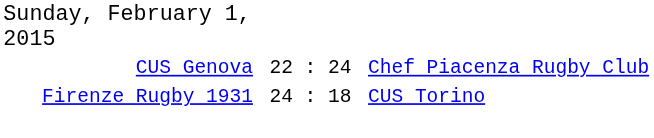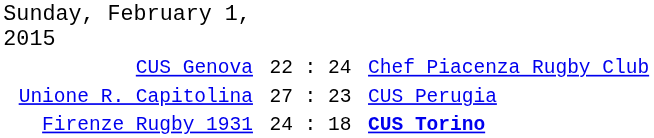+ row: (136, 97)
(427, 97) normal -> (427, 125) bold
